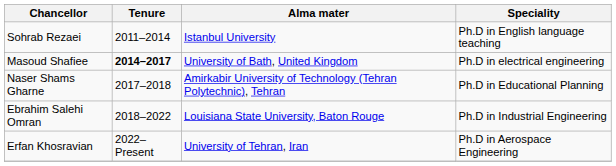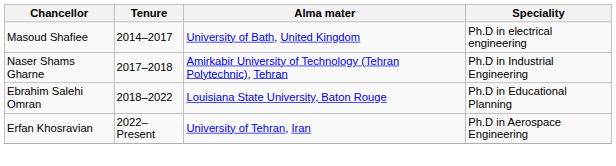- row: (44, 37)
(143, 61) bold -> (145, 37) normal
(531, 85) Ph.D in Educational Planning -> (511, 67) Ph.D in Industrial Engineering
(533, 115) Ph.D in Industrial Engineering -> (517, 98) Ph.D in Educational Planning
